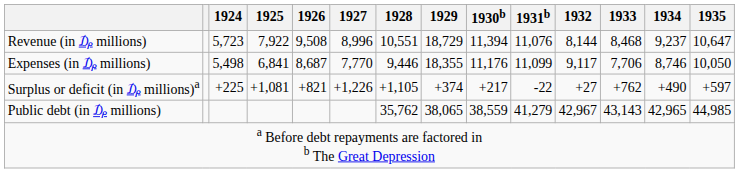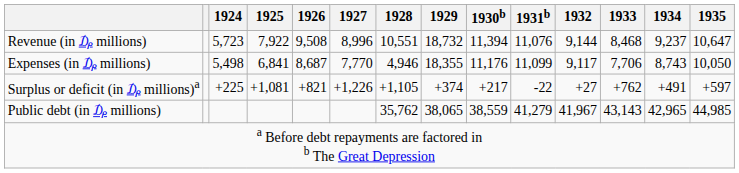(444, 41) 18,729 -> (444, 41) 18,732
(581, 41) 8,144 -> (581, 41) 9,144
(403, 63) 9,446 -> (403, 63) 4,946
(671, 63) 8,746 -> (671, 63) 8,743
(672, 87) +490 -> (672, 87) +491
(578, 111) 42,967 -> (578, 111) 41,967
